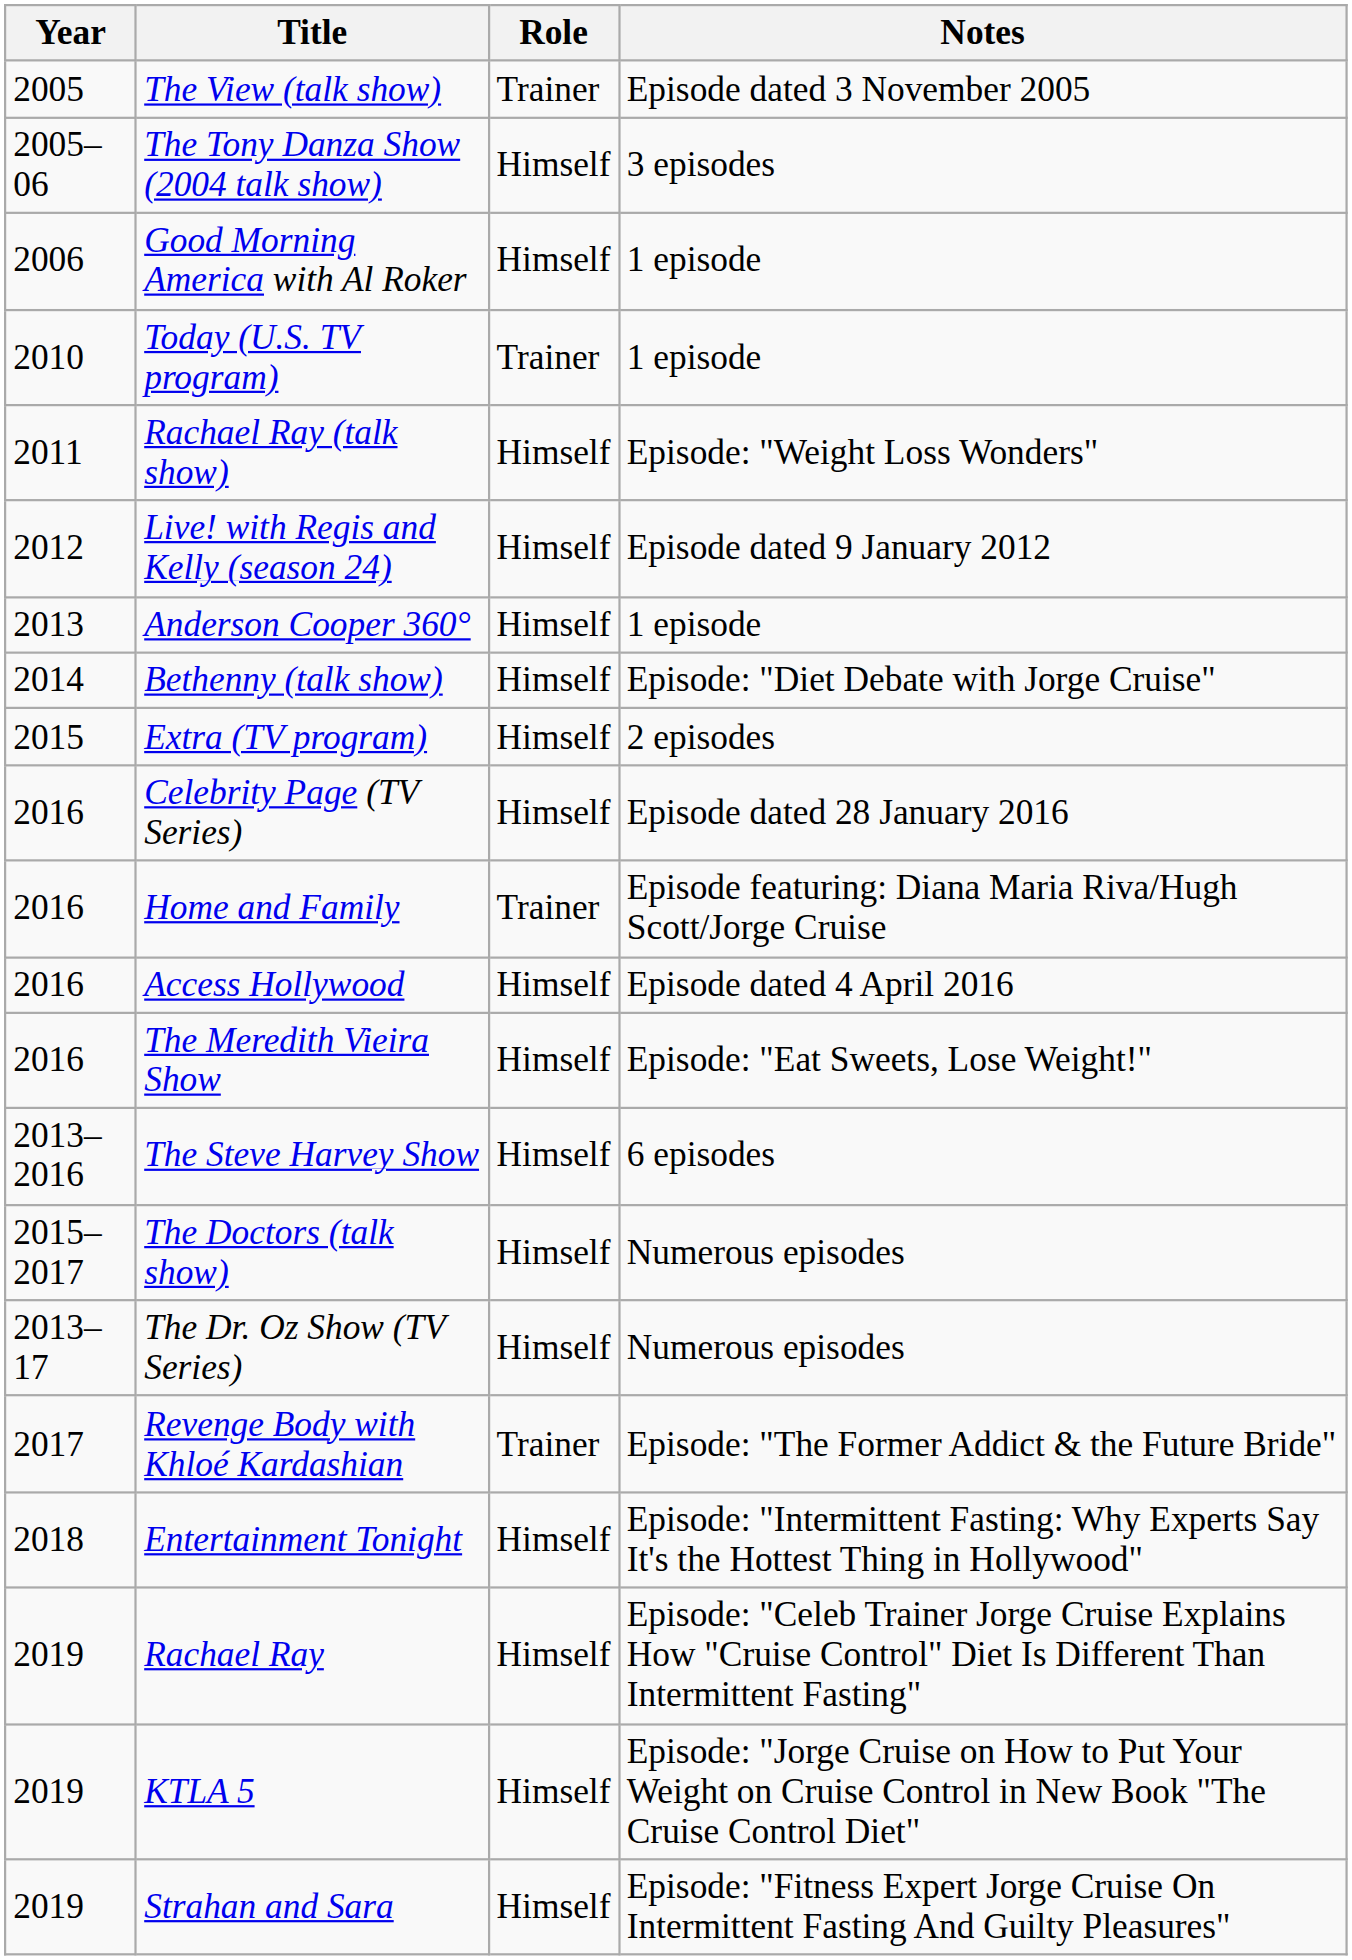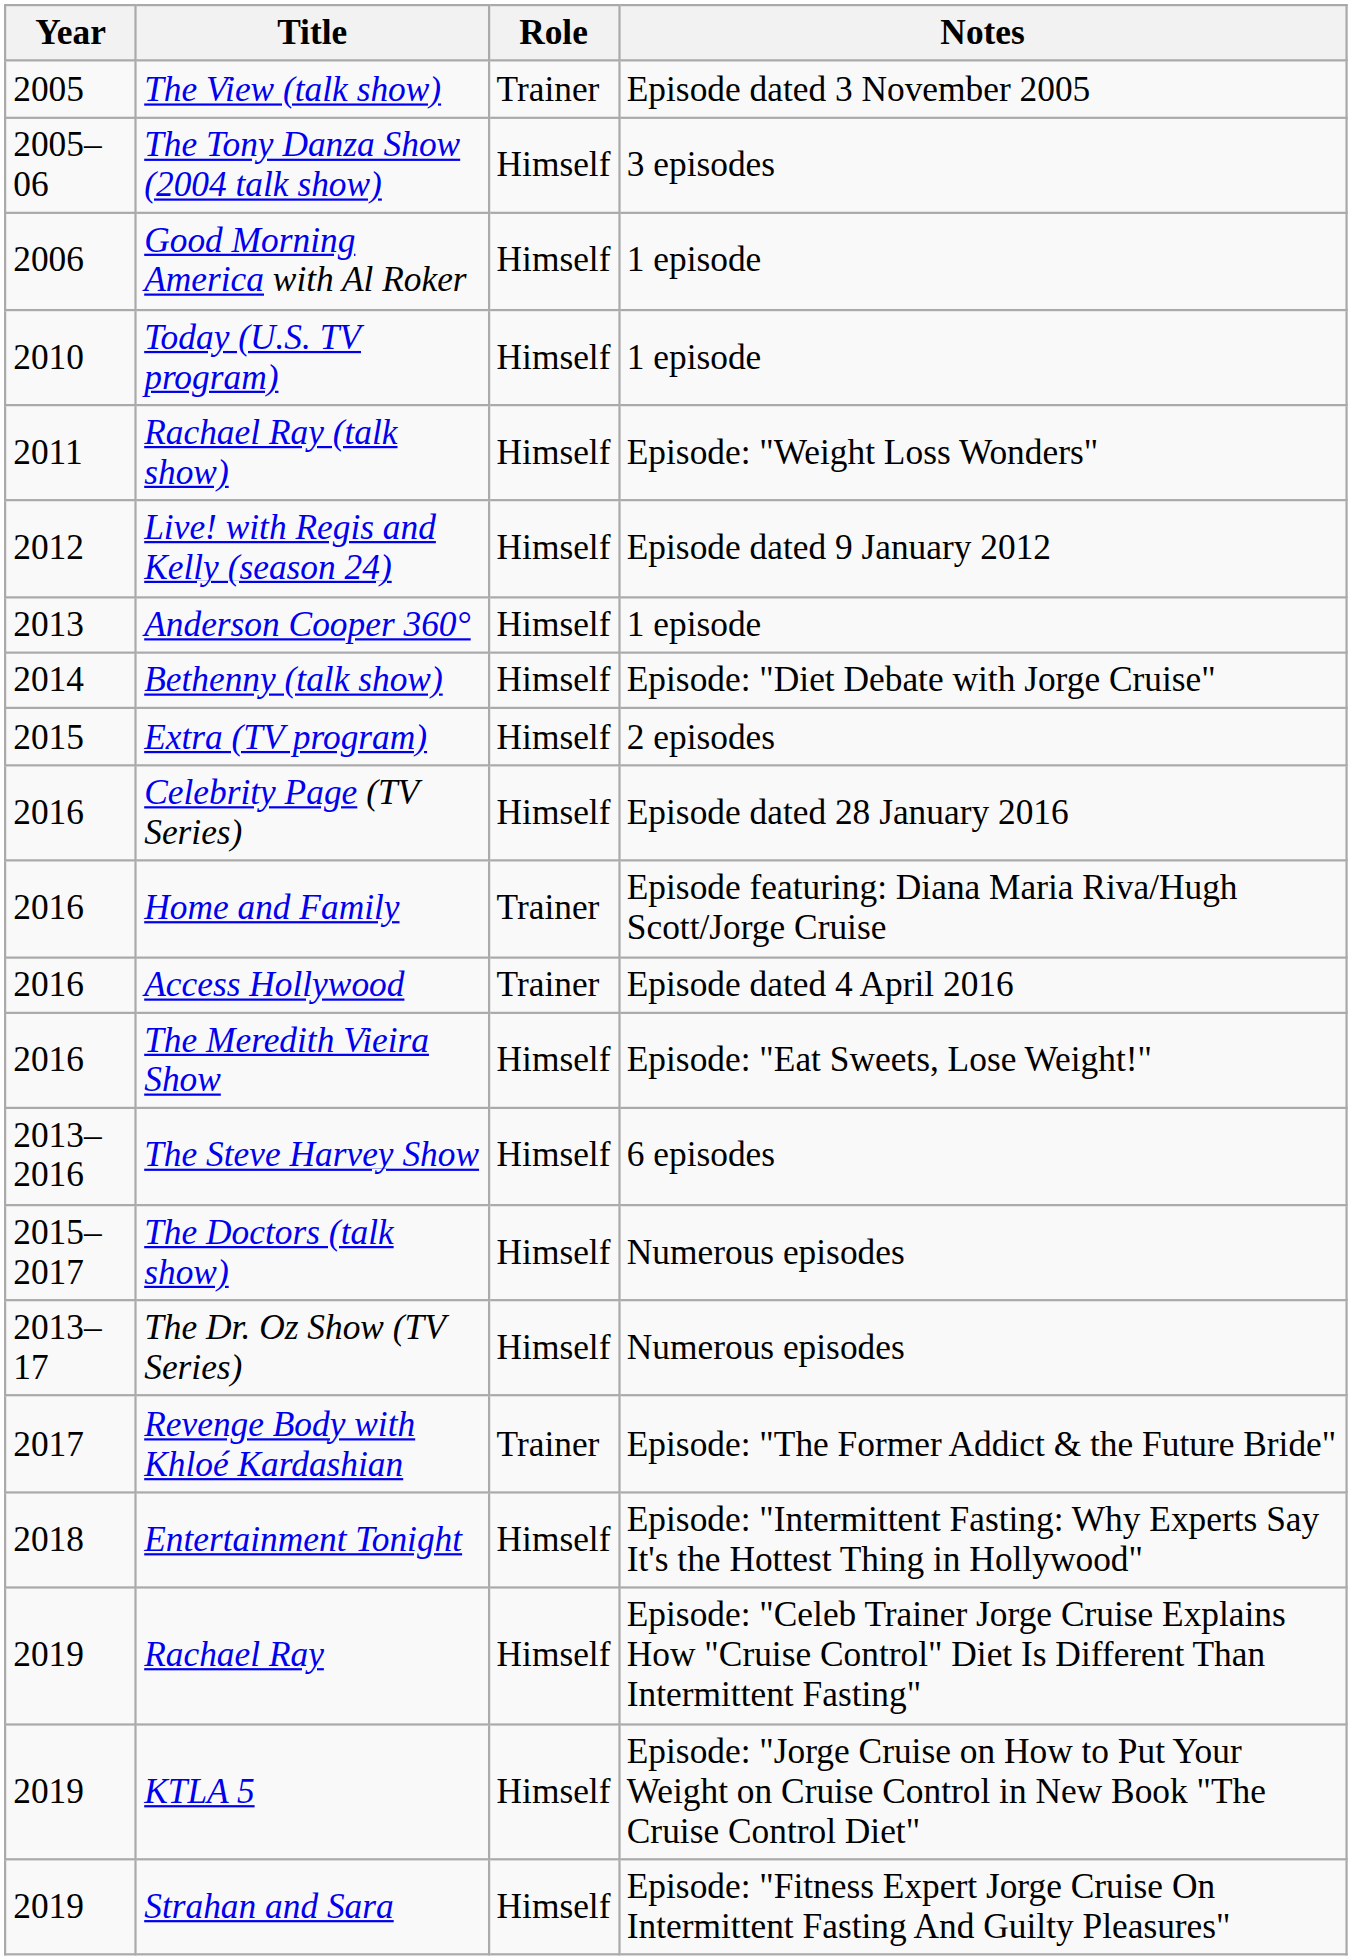(548, 356) Trainer -> (554, 356) Himself
(554, 983) Himself -> (548, 983) Trainer
